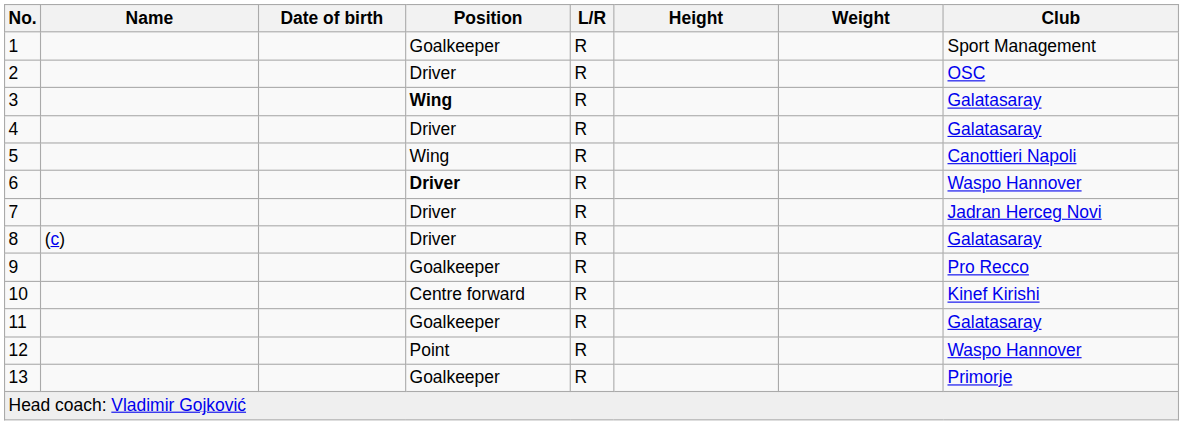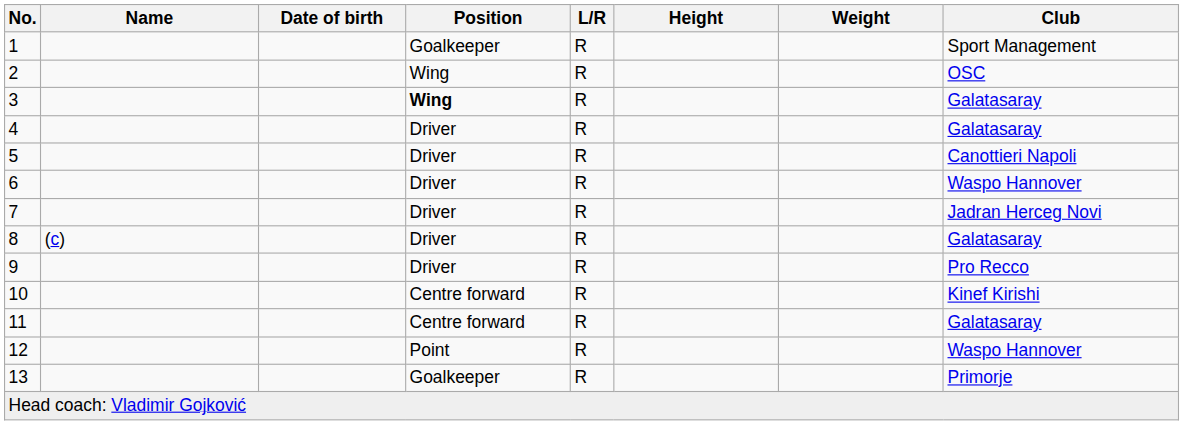(433, 73) Driver -> (429, 73) Wing
(429, 156) Wing -> (433, 156) Driver
(435, 184) bold -> (433, 184) normal
(455, 267) Goalkeeper -> (433, 267) Driver
(455, 322) Goalkeeper -> (467, 322) Centre forward
